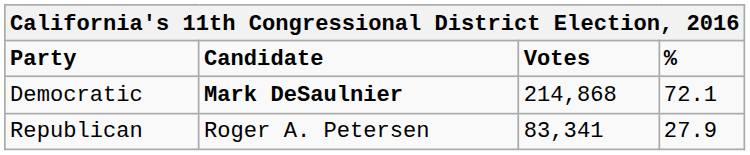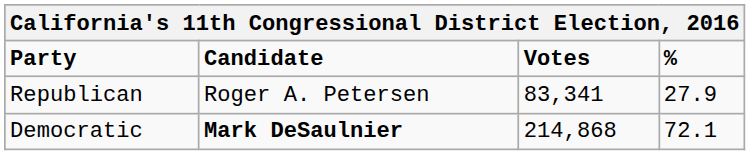rows swapped: (76, 95) <-> (76, 131)
